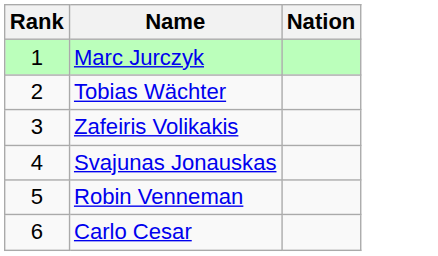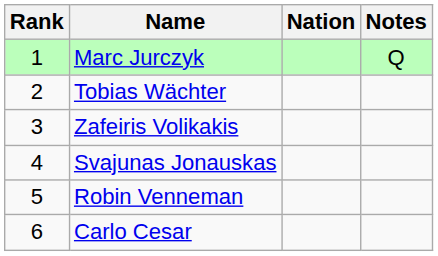+ column: (396, 22)
